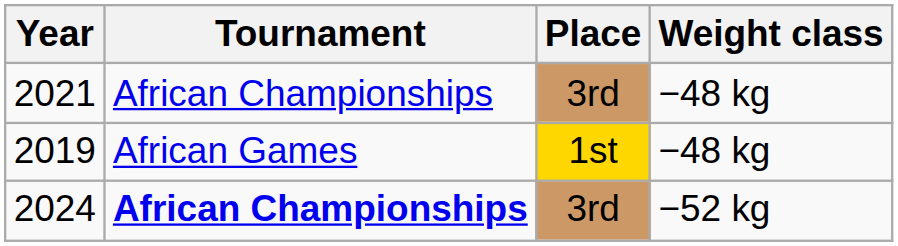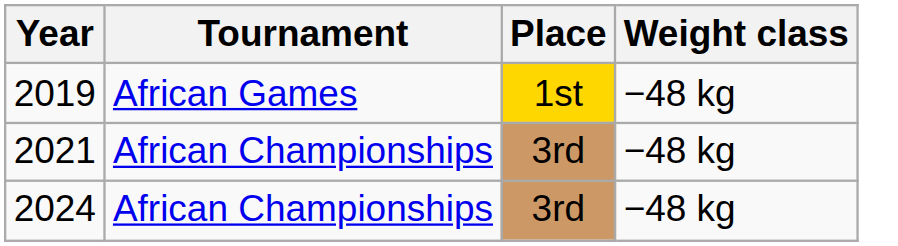rows swapped: (55, 151) <-> (55, 92)
(320, 209) bold -> (303, 209) normal
(714, 209) −52 kg -> (680, 209) −48 kg
